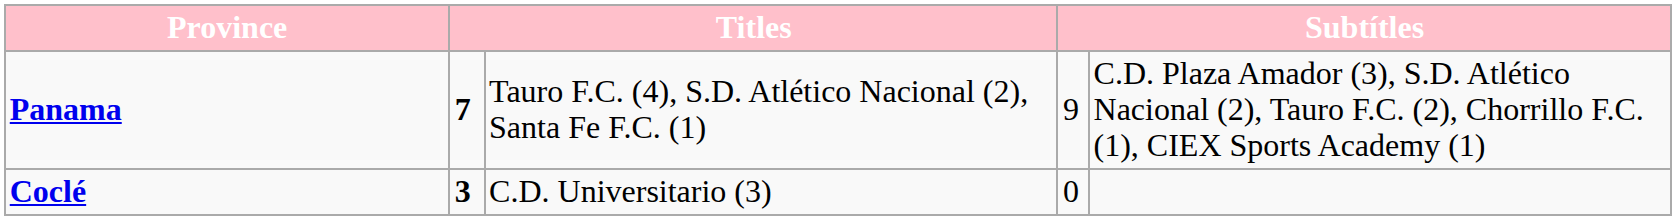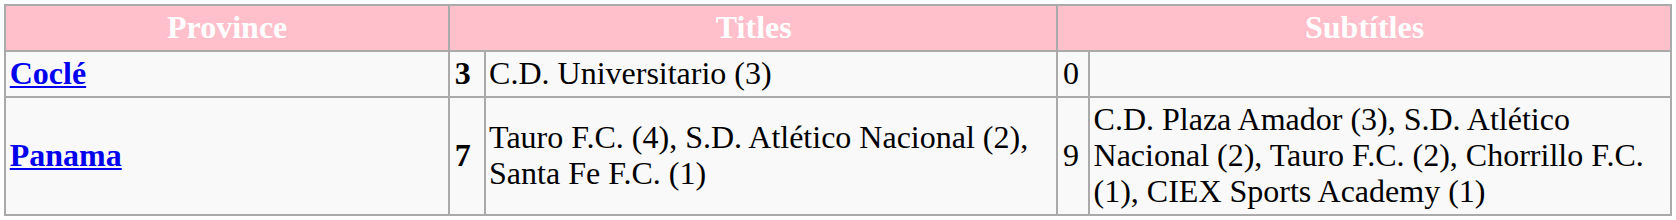rows swapped: (66, 109) <-> (48, 191)
